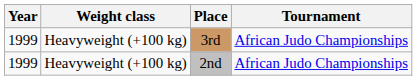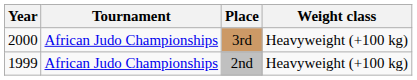columns swapped: (321, 16) <-> (116, 16)
(23, 39) 1999 -> (23, 39) 2000
